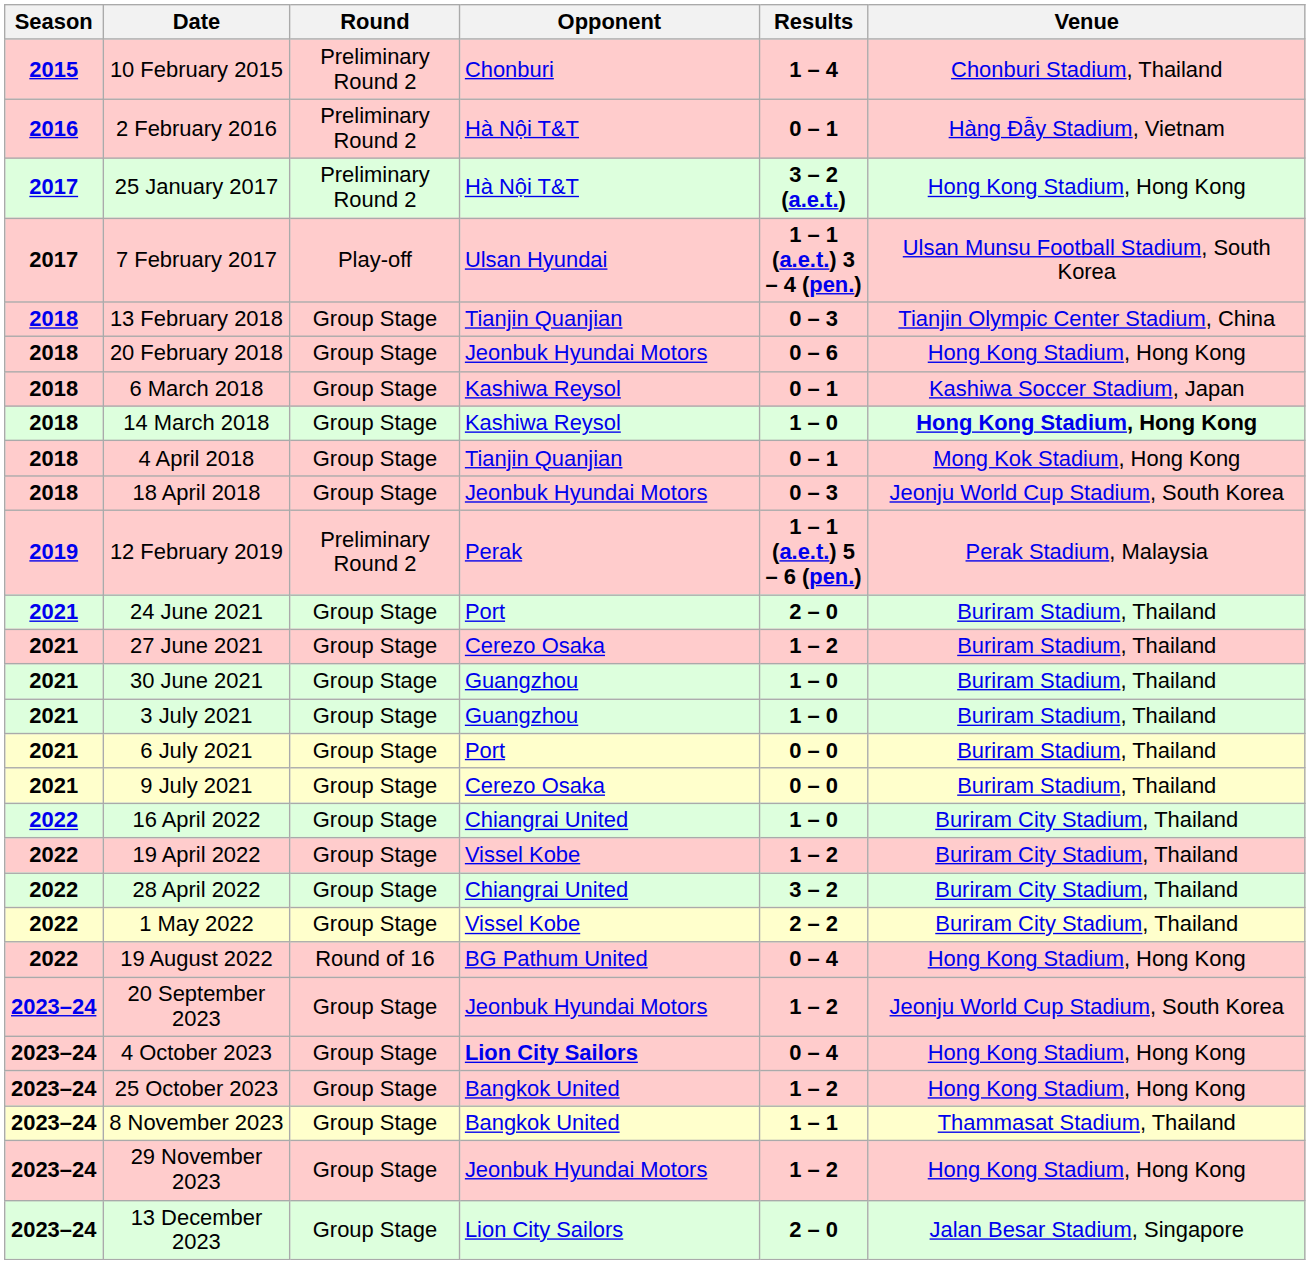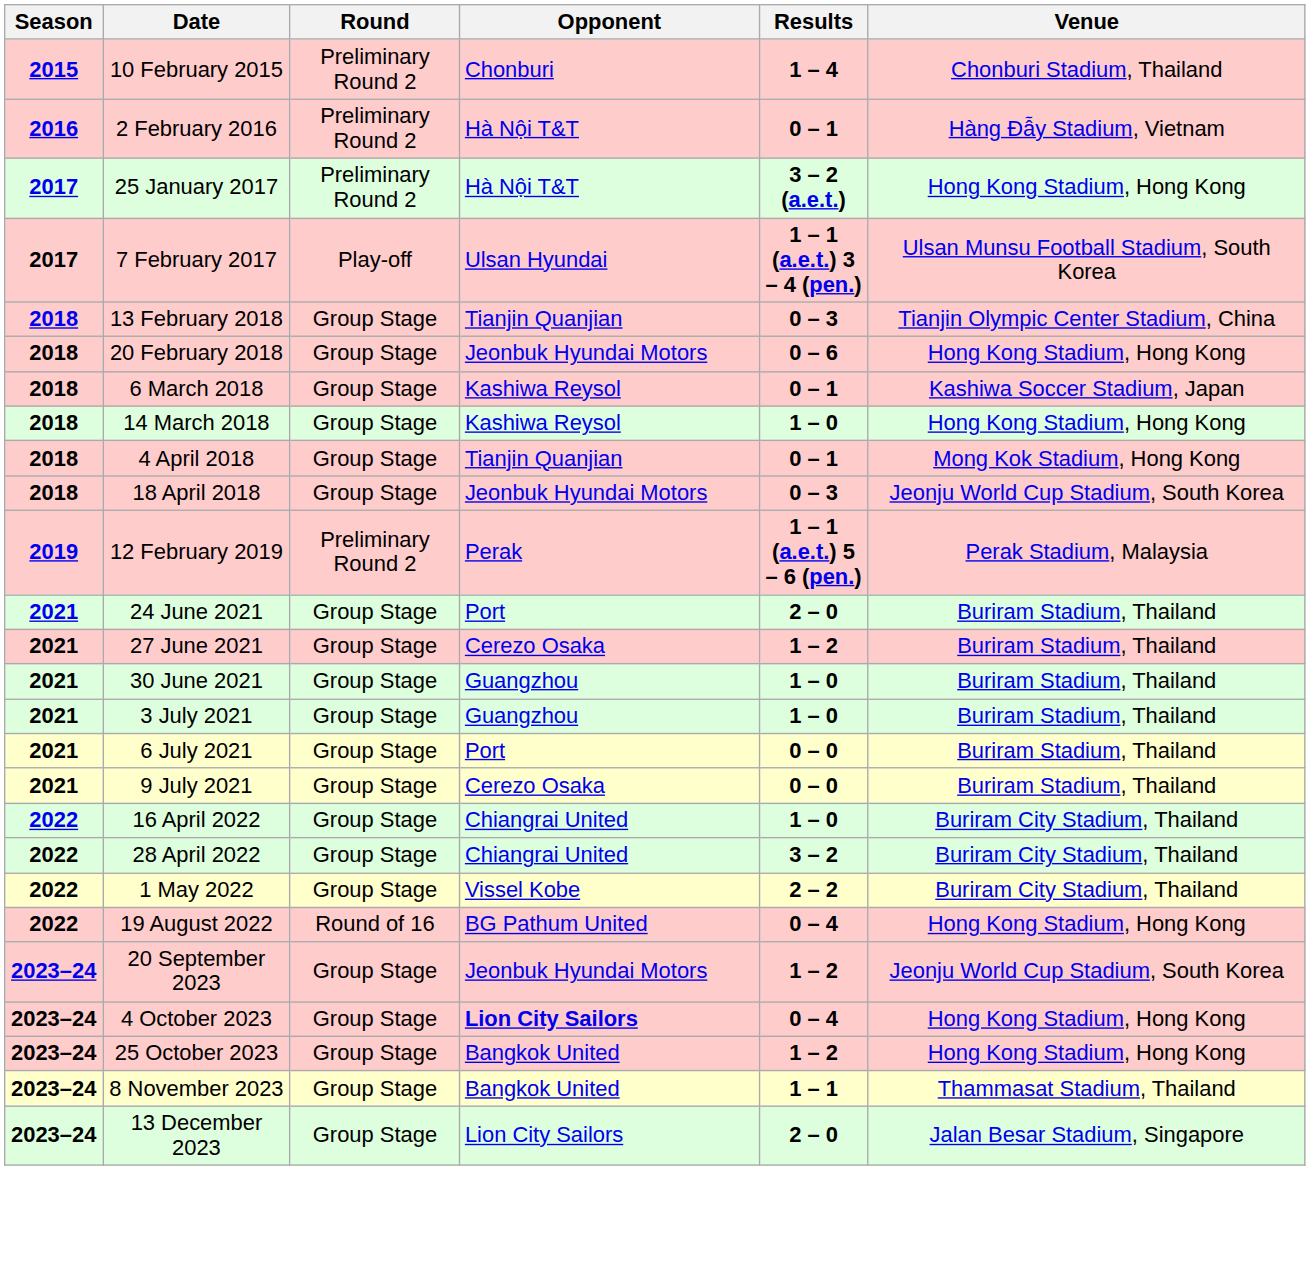(1087, 423) bold -> (1087, 423) normal
- row: (196, 855)
- row: (196, 1170)
